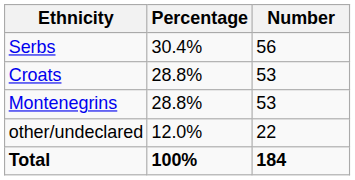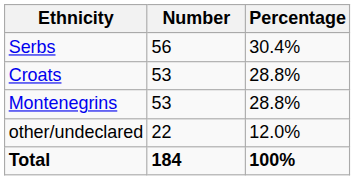columns swapped: (301, 18) <-> (200, 18)
